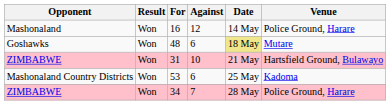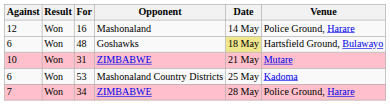columns swapped: (70, 12) <-> (207, 12)
(278, 44) Mutare -> (323, 44) Hartsfield Ground, Bulawayo
(323, 60) Hartsfield Ground, Bulawayo -> (278, 60) Mutare
